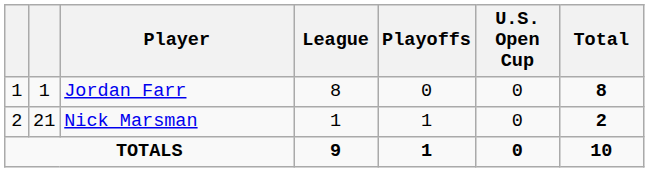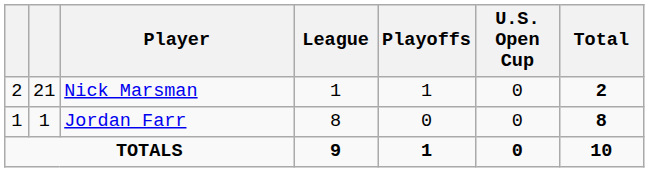rows swapped: (125, 92) <-> (131, 122)
